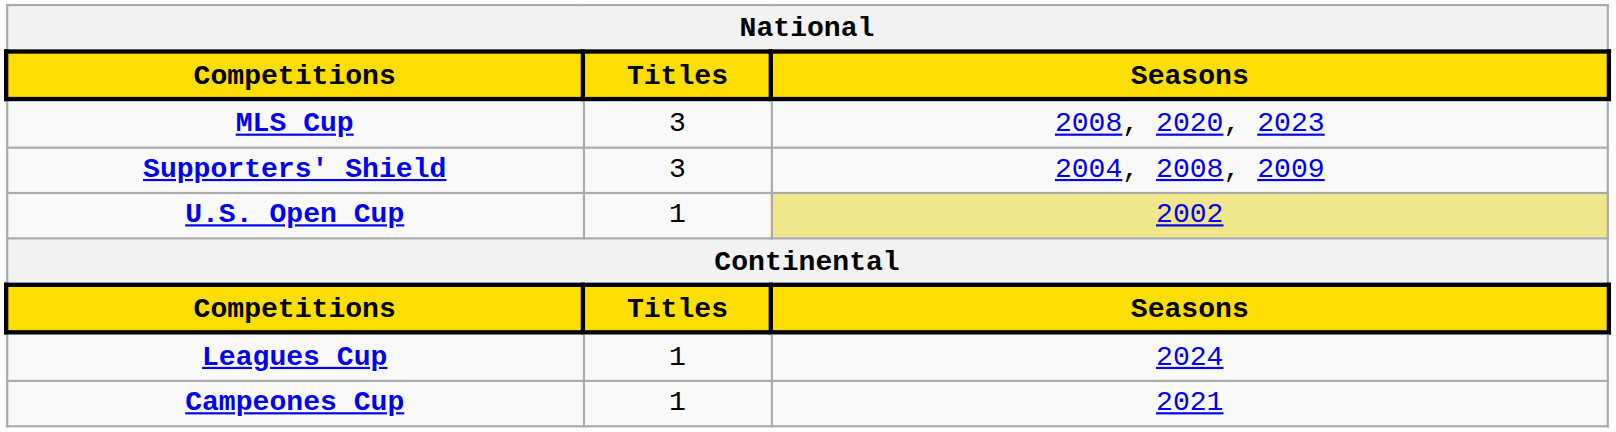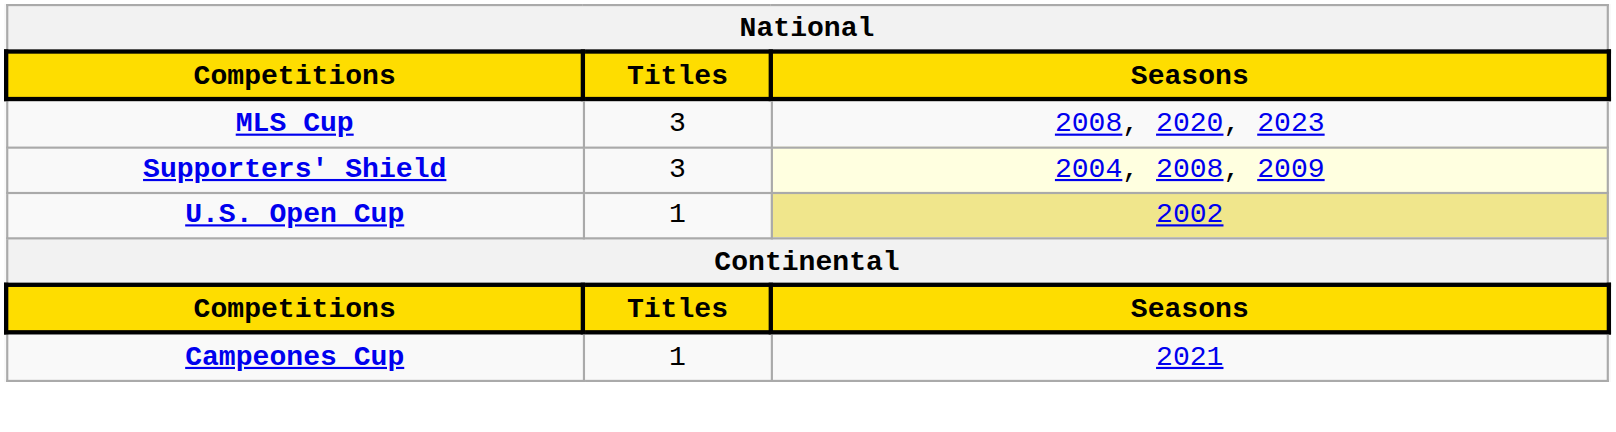(1190, 170) no background -> (1190, 170) lightyellow background
- row: (295, 357)
